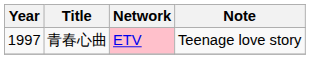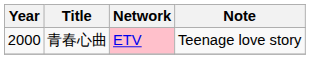(24, 40) 1997 -> (24, 40) 2000
